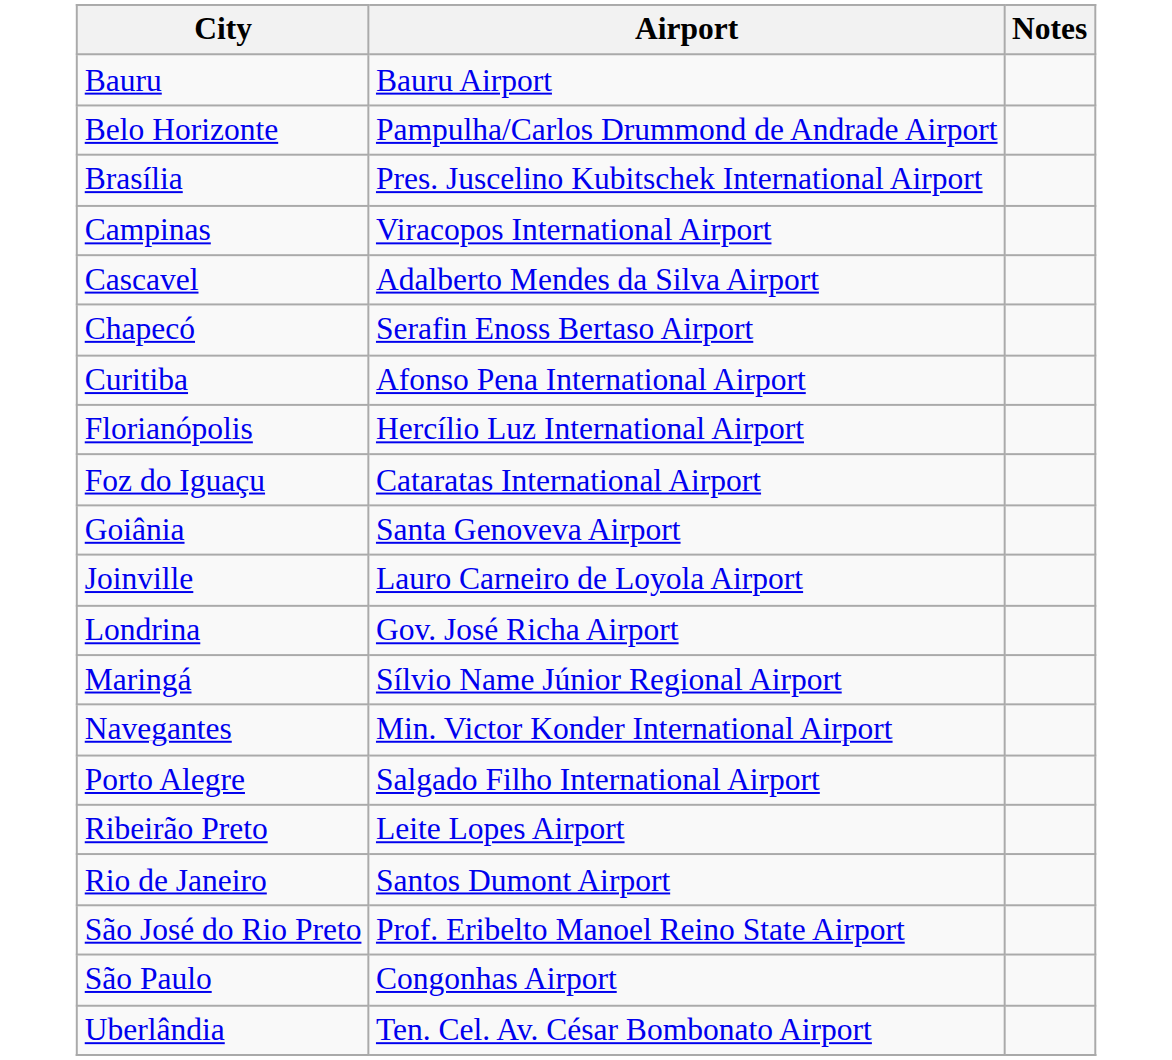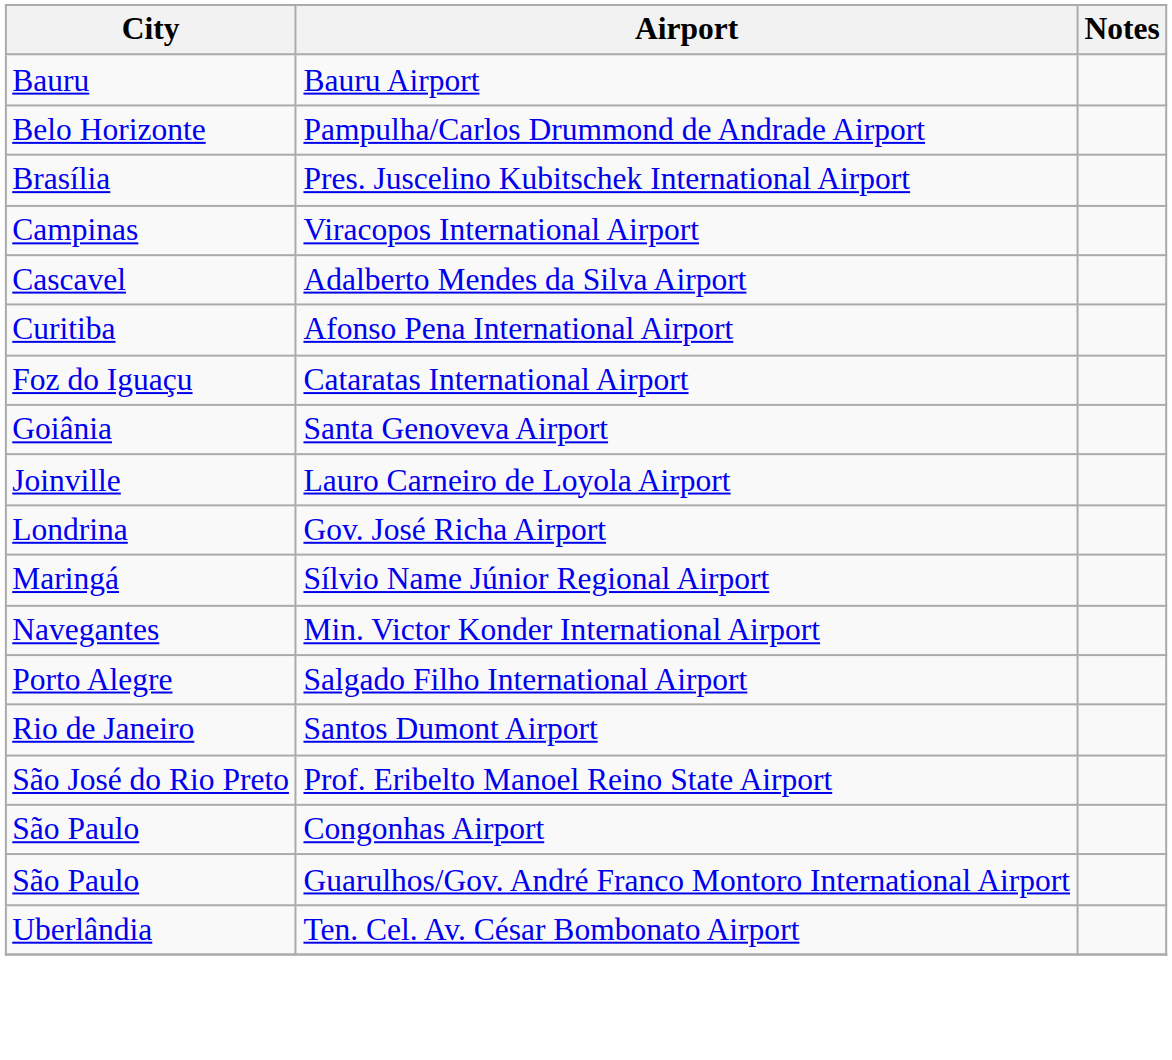- row: (565, 329)
- row: (590, 429)
- row: (500, 829)
+ row: (687, 879)
